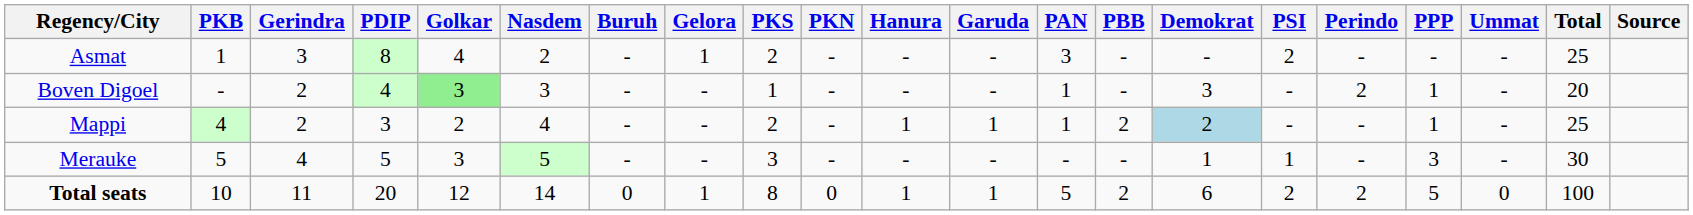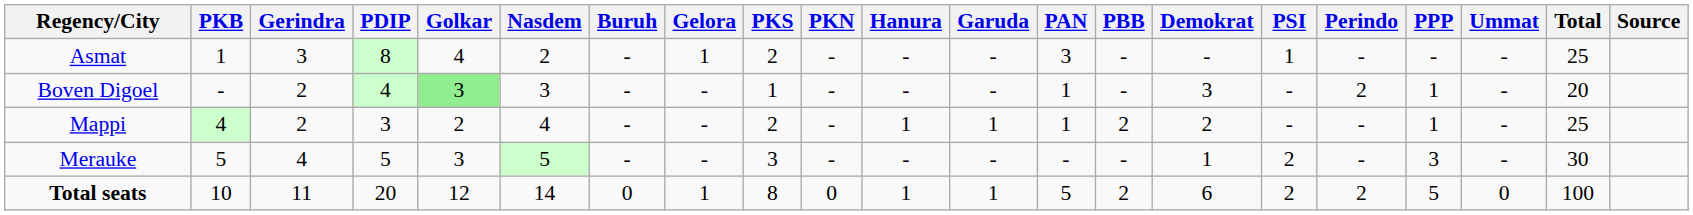(1289, 55) 2 -> (1289, 55) 1
(1207, 124) lightblue background -> (1207, 124) no background
(1289, 158) 1 -> (1289, 158) 2
